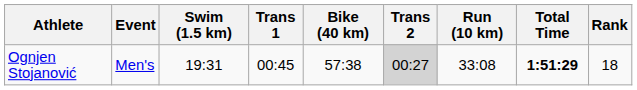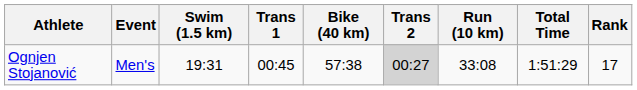(552, 65) bold -> (553, 65) normal
(610, 65) 18 -> (610, 65) 17
